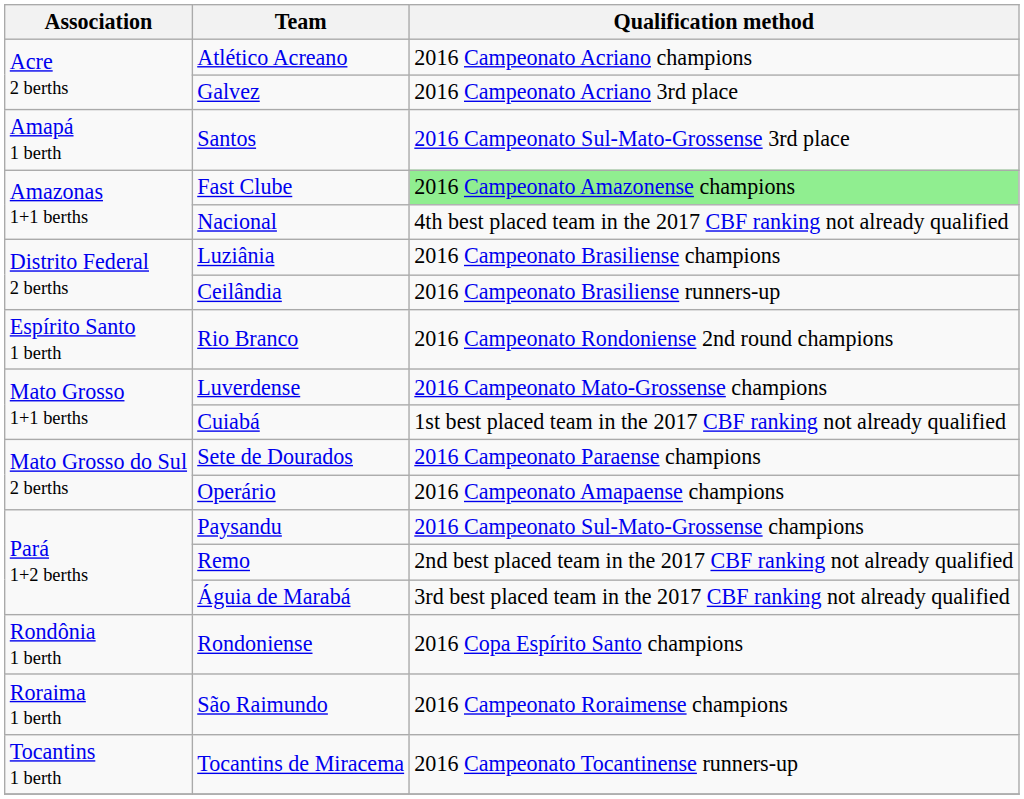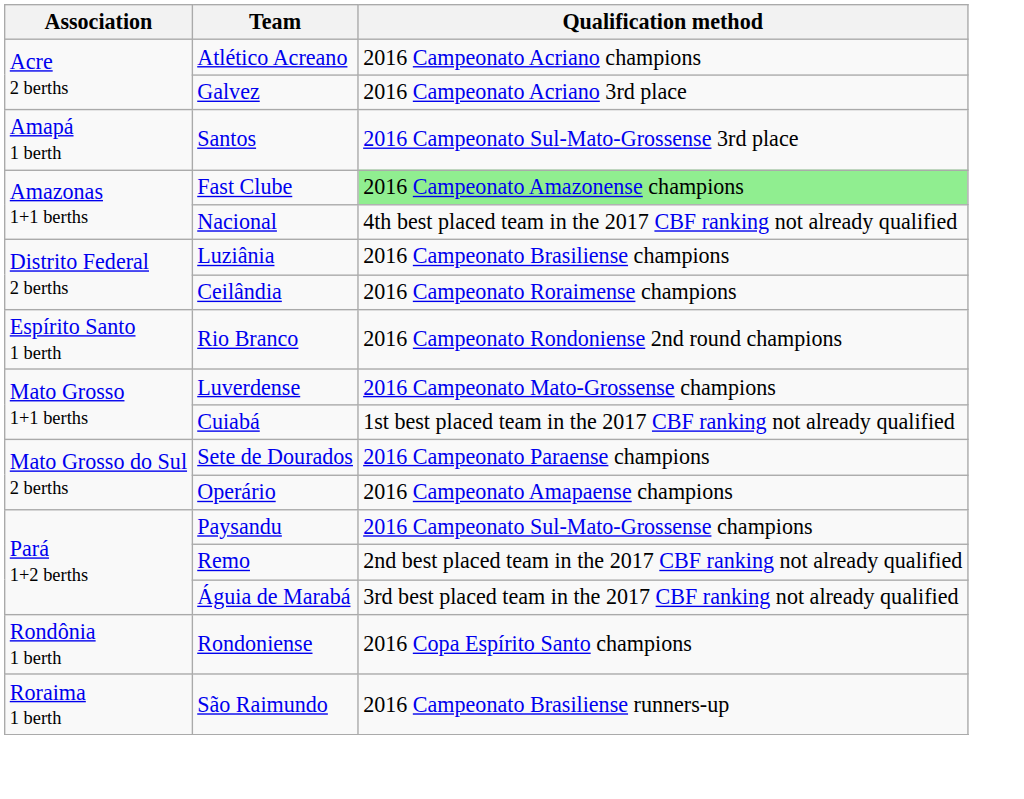(597, 291) 2016 Campeonato Brasiliense runners-up -> (550, 291) 2016 Campeonato Roraimense champions
(601, 704) 2016 Campeonato Roraimense champions -> (546, 704) 2016 Campeonato Brasiliense runners-up
- row: (301, 764)
